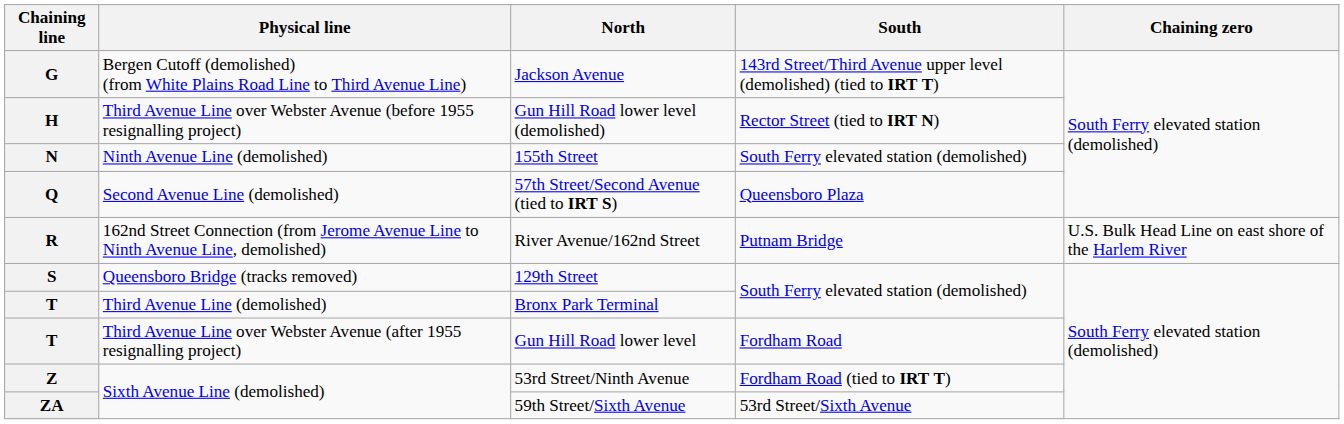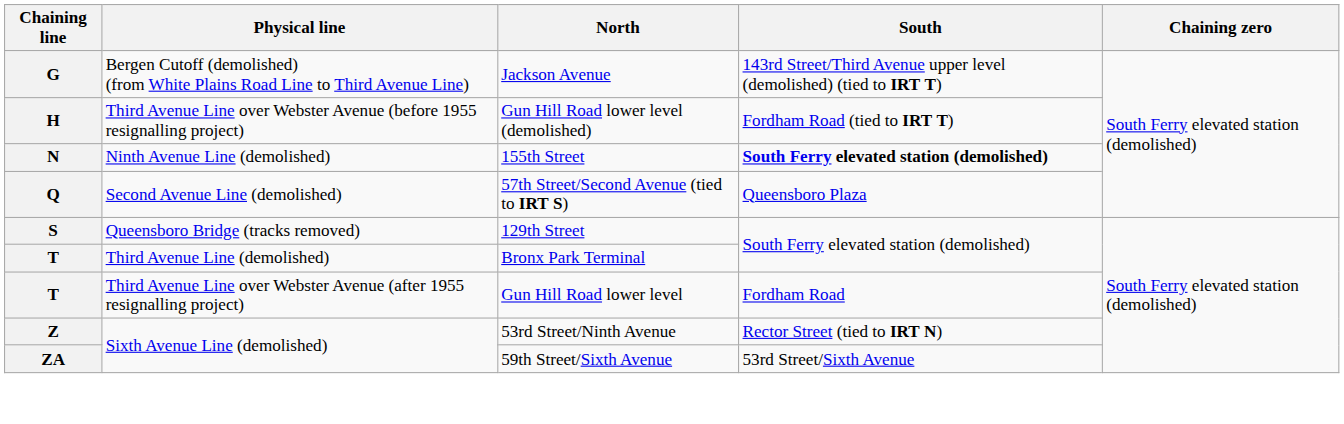(839, 120) Rector Street (tied to IRT N) -> (848, 120) Fordham Road (tied to IRT T)
(883, 157) normal -> (895, 157) bold
- row: (52, 240)
(845, 377) Fordham Road (tied to IRT T) -> (842, 331) Rector Street (tied to IRT N)
